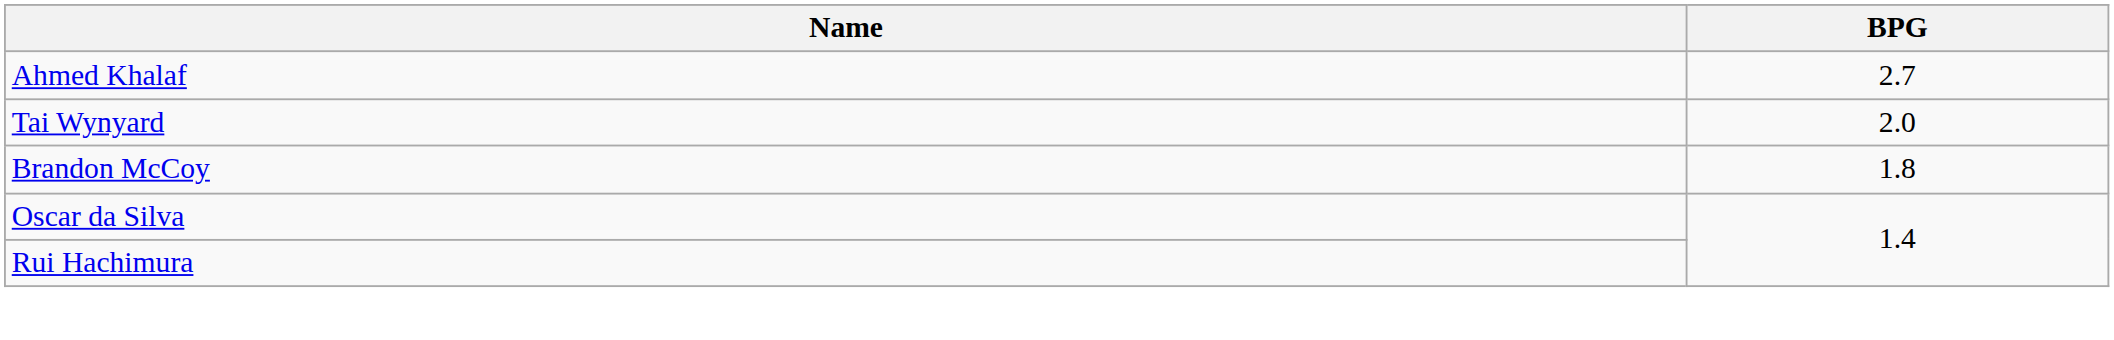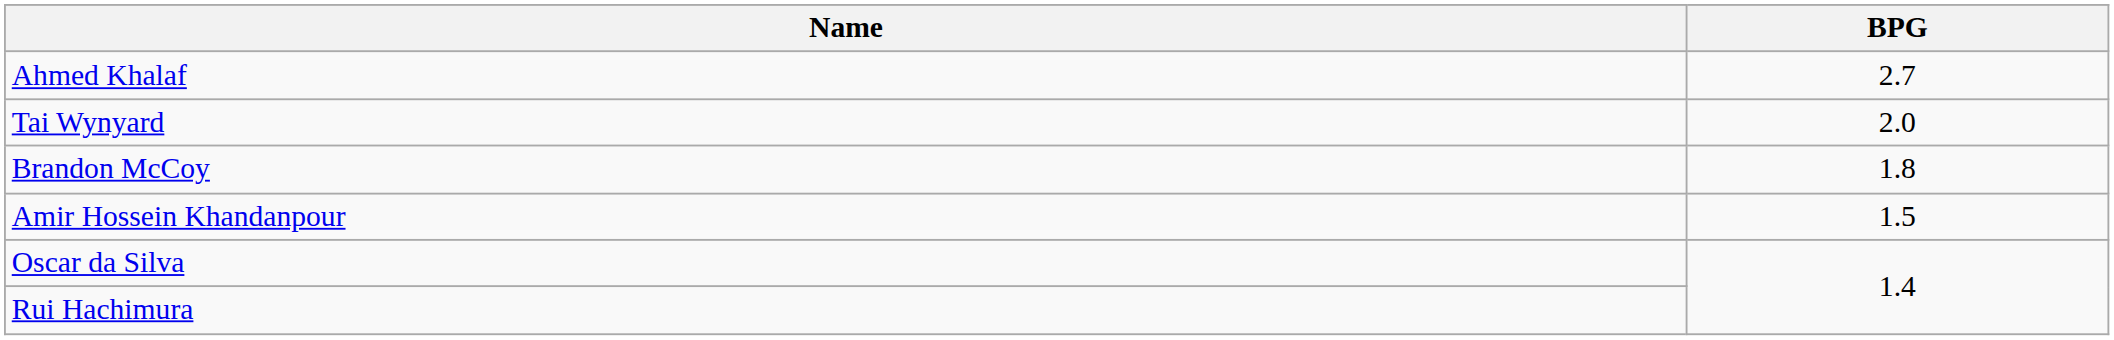+ row: (179, 215)
